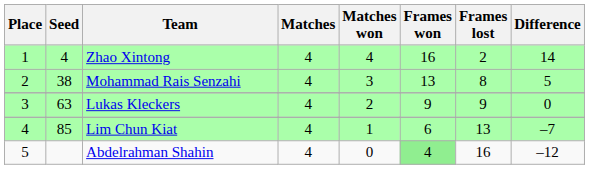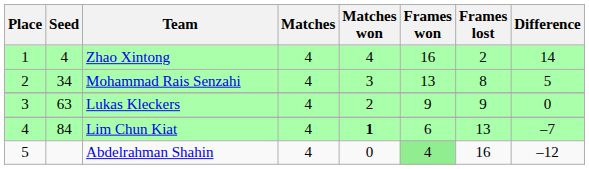(64, 81) 38 -> (64, 81) 34
(64, 128) 85 -> (64, 128) 84
(369, 128) normal -> (369, 128) bold
